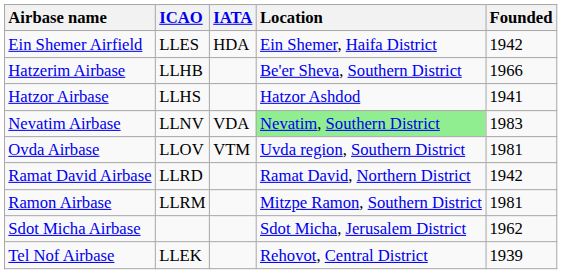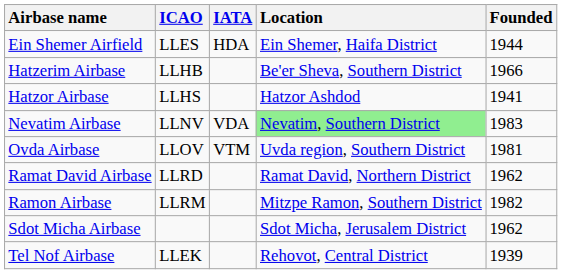(506, 44) 1942 -> (506, 44) 1944
(506, 176) 1942 -> (506, 176) 1962
(506, 202) 1981 -> (506, 202) 1982
